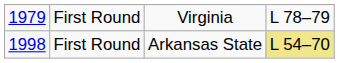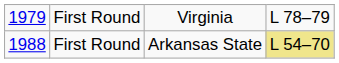(27, 44) 1998 -> (27, 44) 1988
